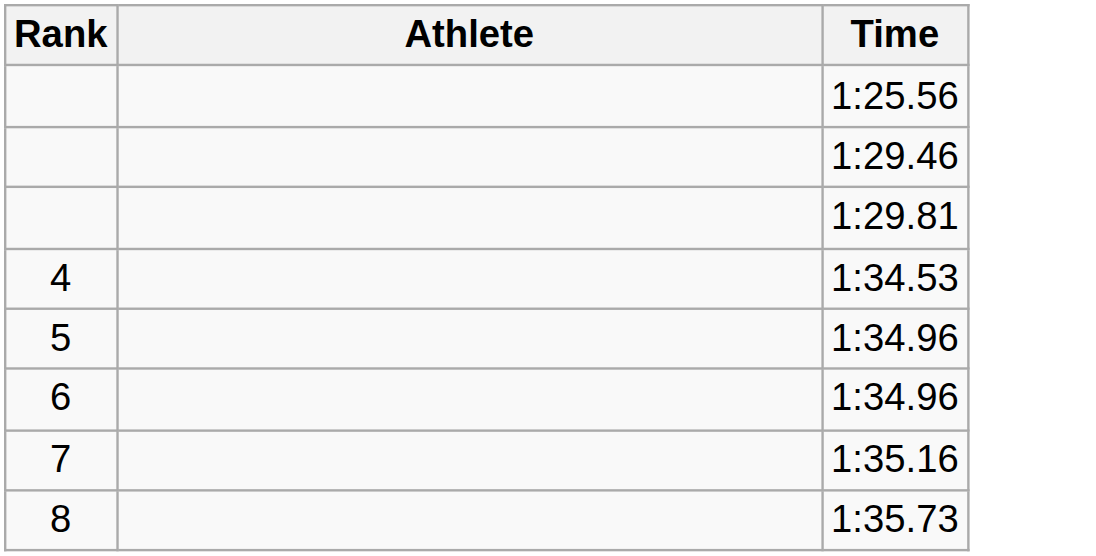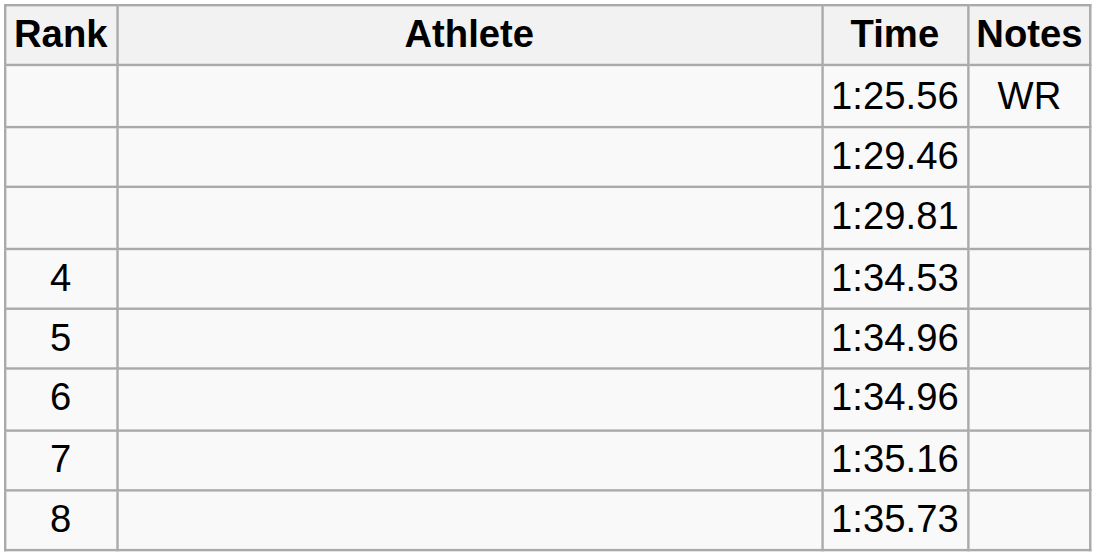+ column: (1029, 34)
